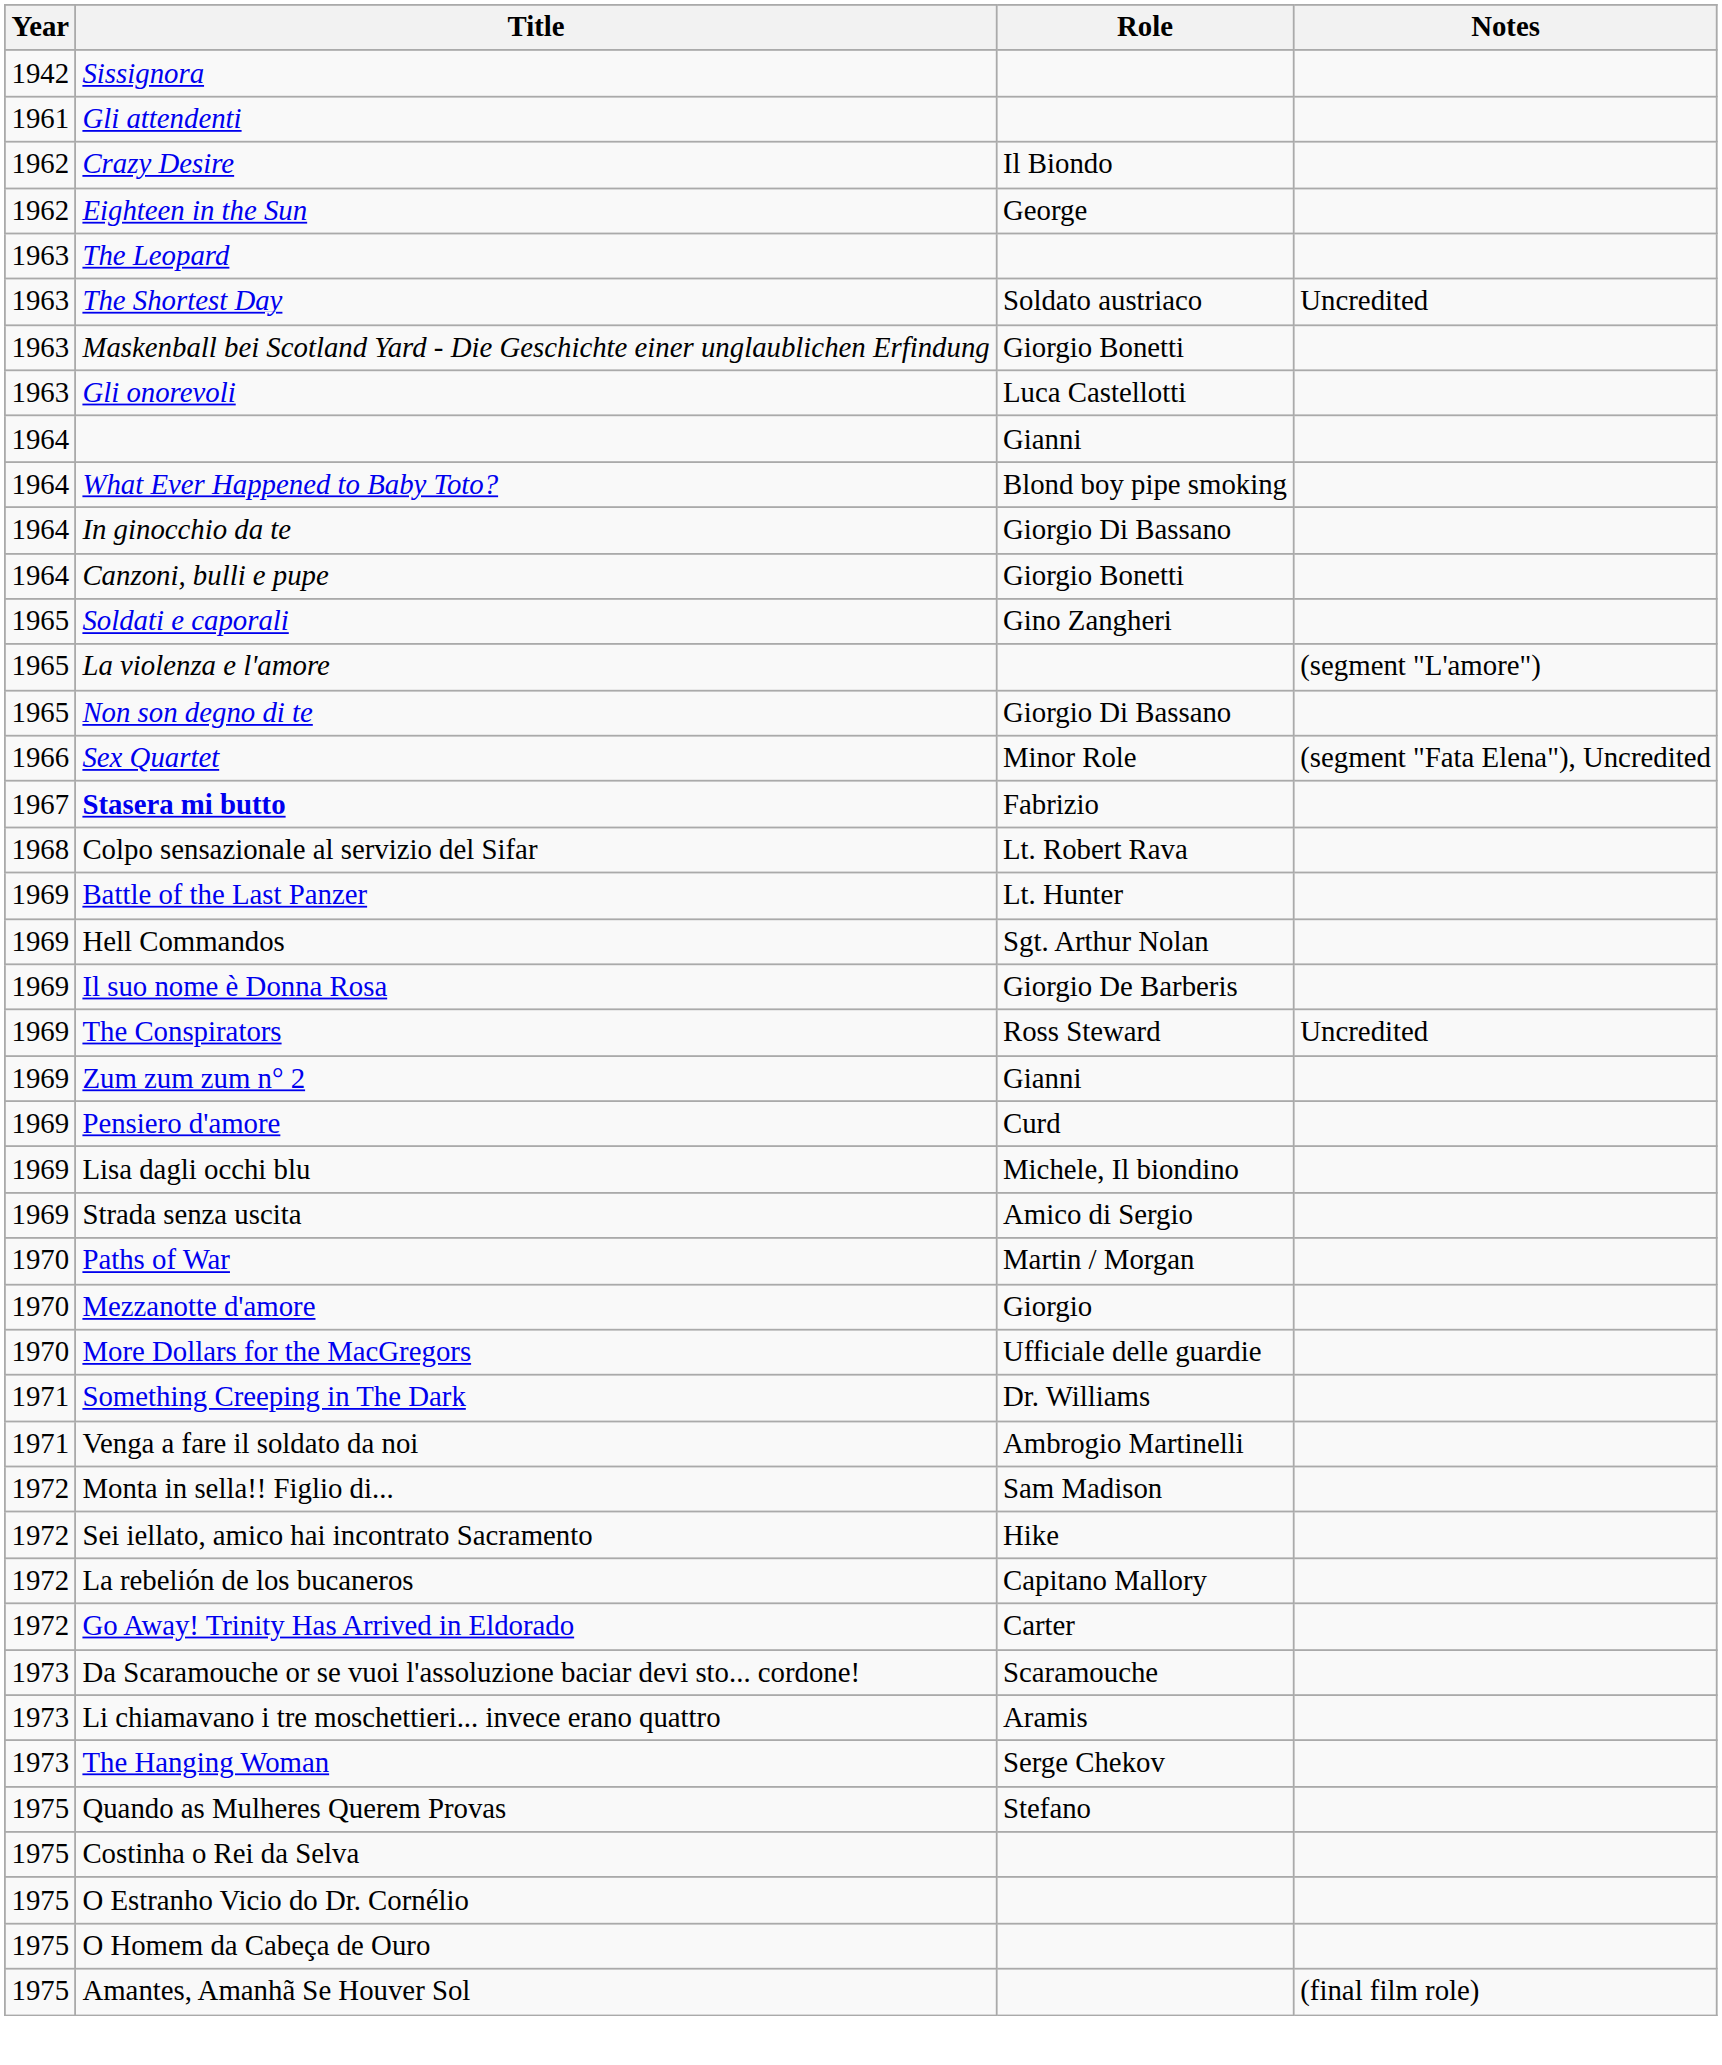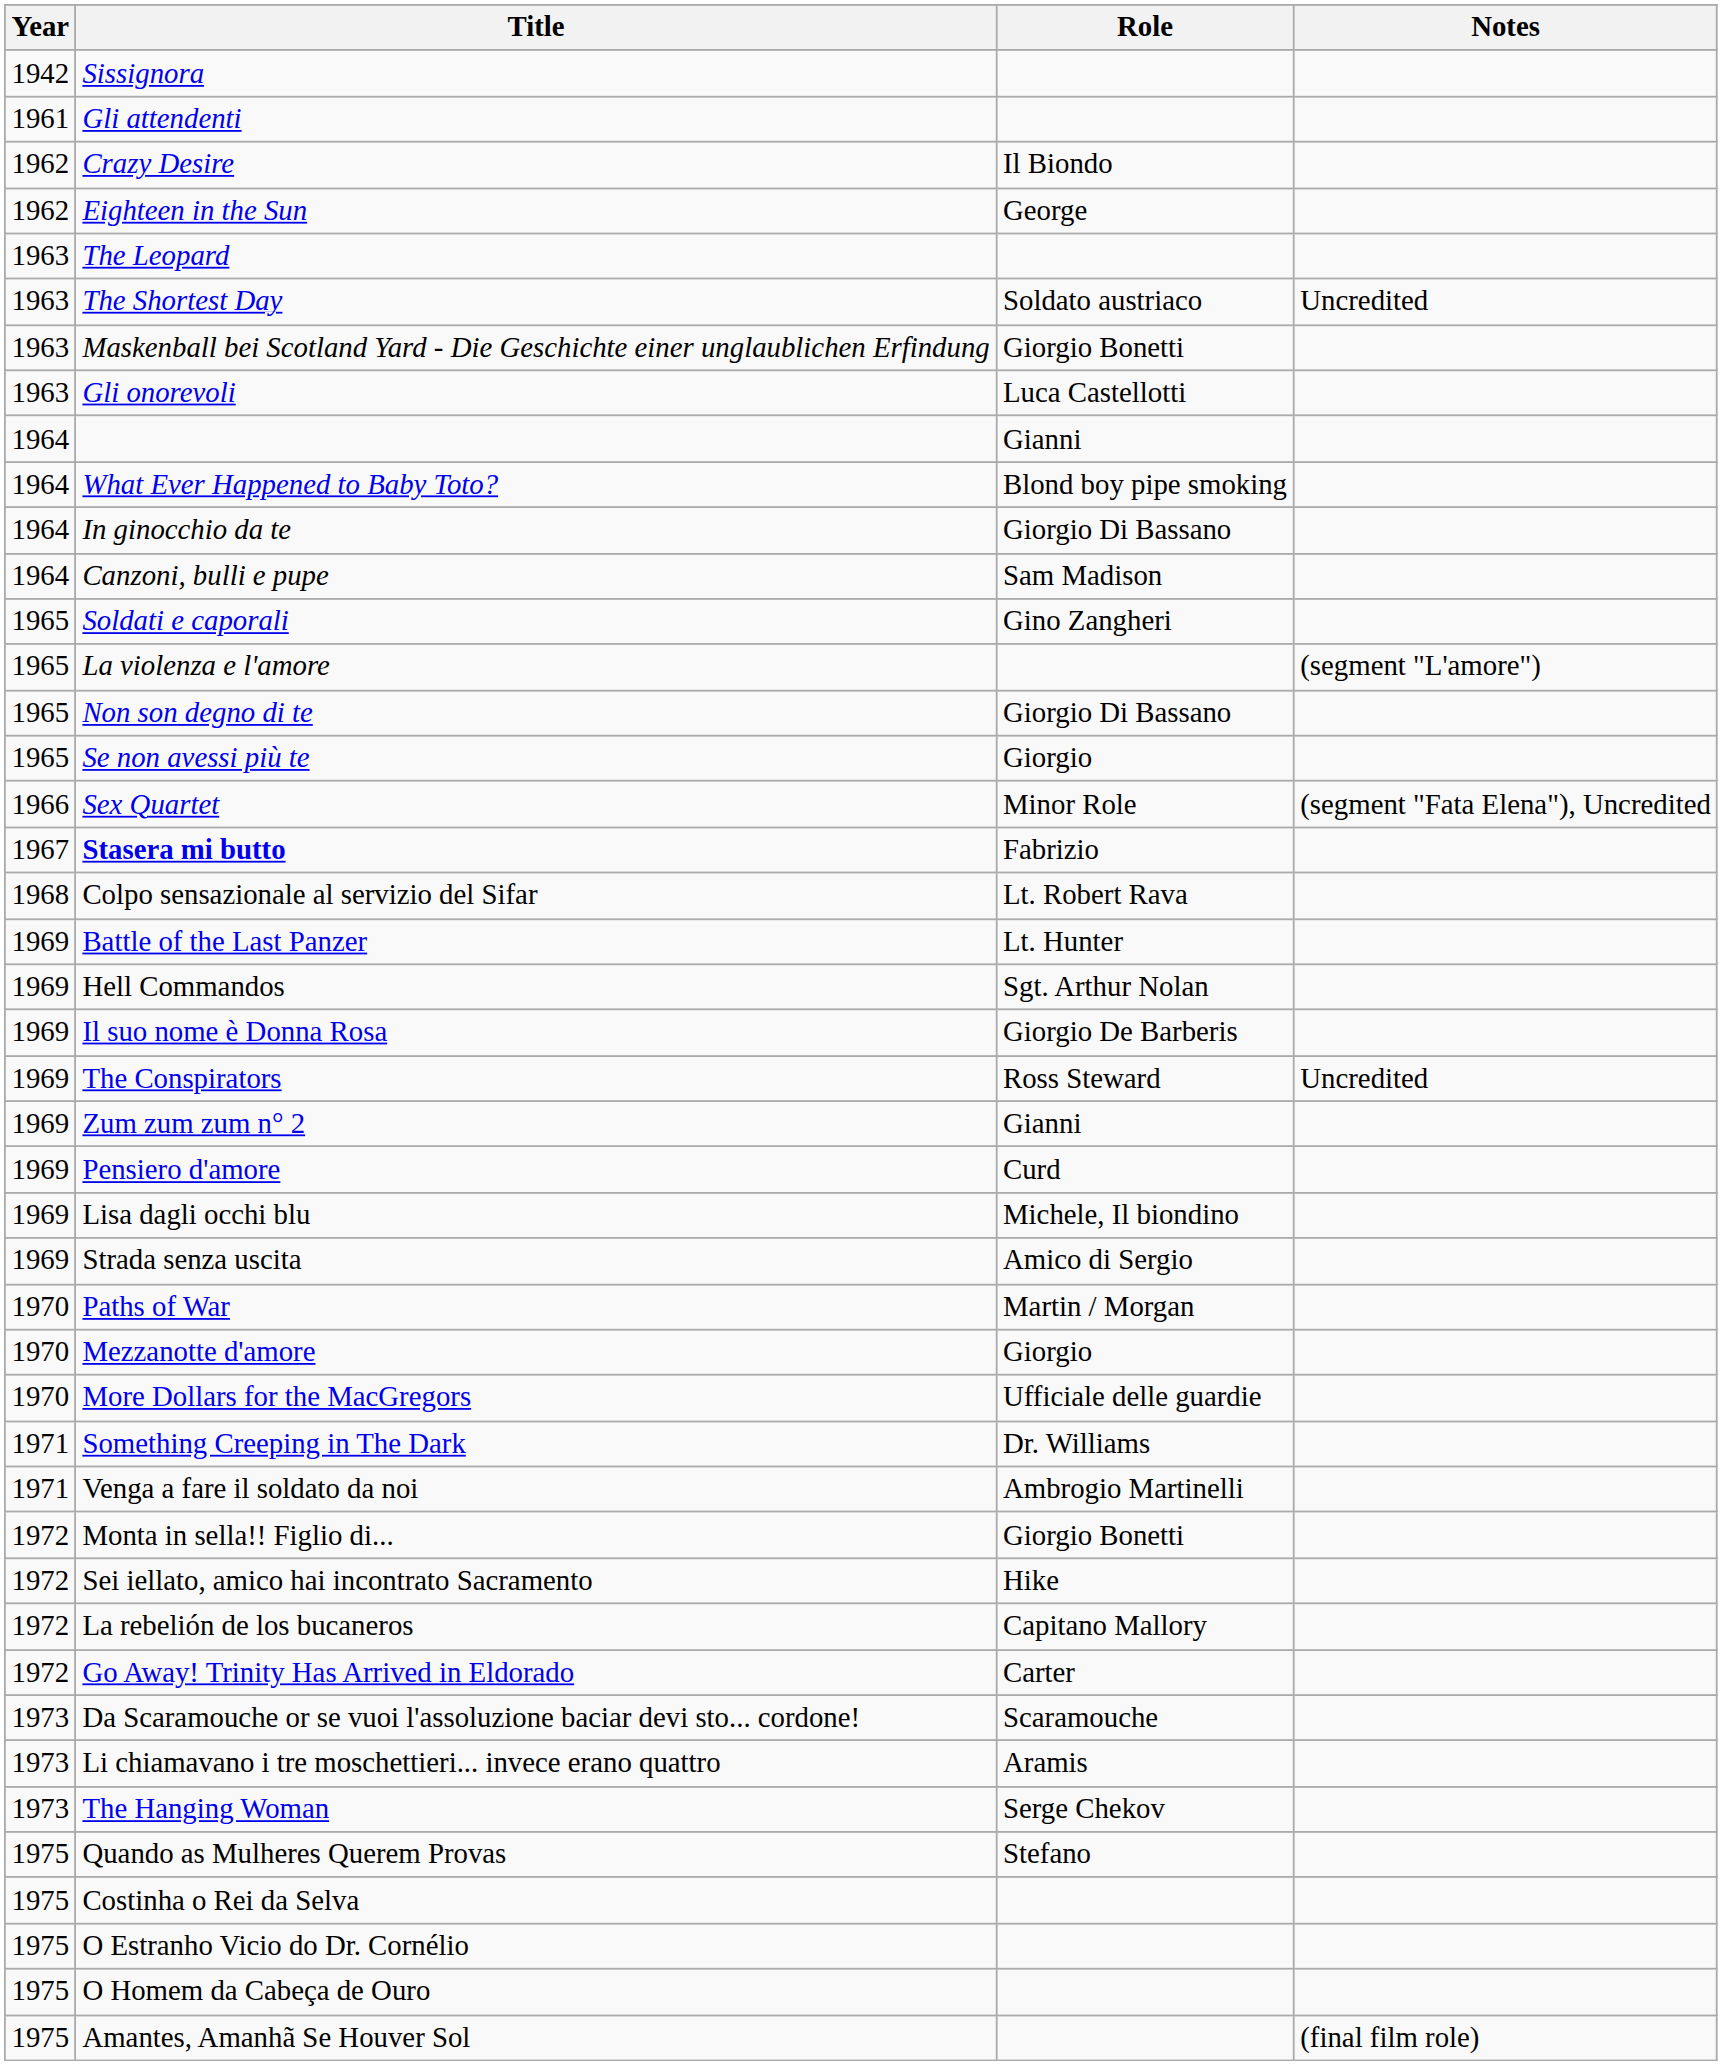(1094, 575) Giorgio Bonetti -> (1083, 575) Sam Madison
+ row: (196, 758)
(1083, 1488) Sam Madison -> (1094, 1534) Giorgio Bonetti
